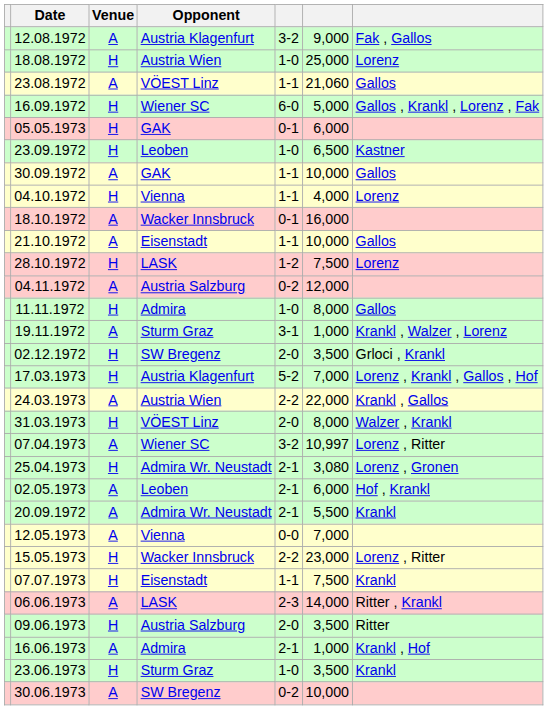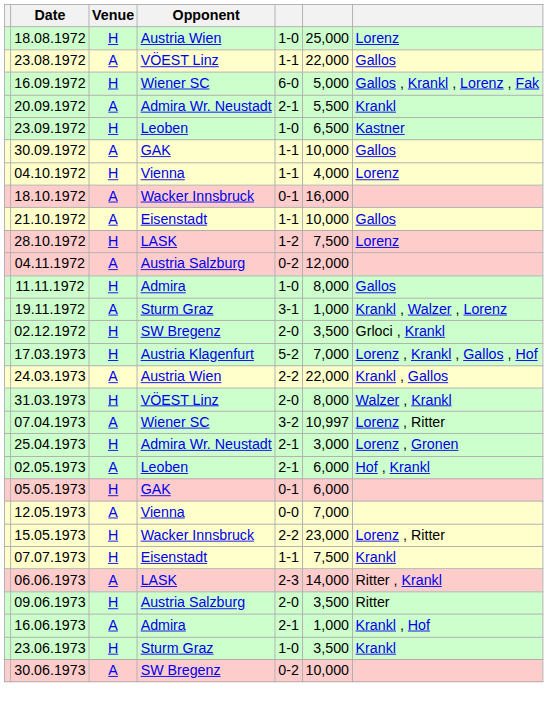- row: (50, 38)
(327, 83) 21,060 -> (327, 60) 22,000
rows swapped: (50, 512) <-> (50, 128)
(331, 467) 3,080 -> (331, 444) 3,000
